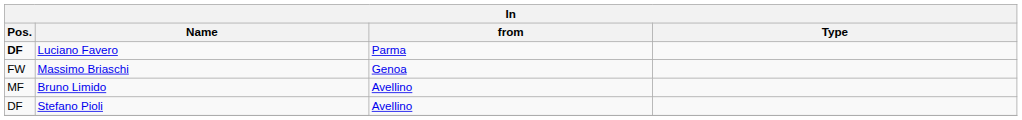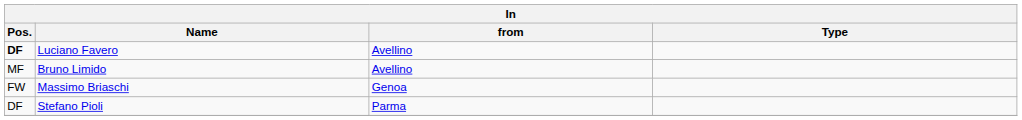(389, 51) Parma -> (392, 51) Avellino
rows swapped: (83, 69) <-> (72, 88)
(392, 106) Avellino -> (389, 106) Parma
